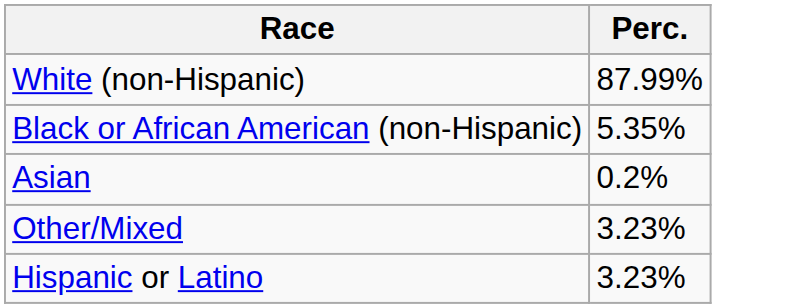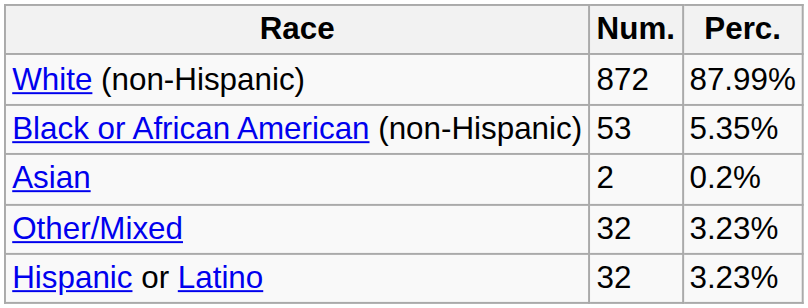+ column: (636, 29)
